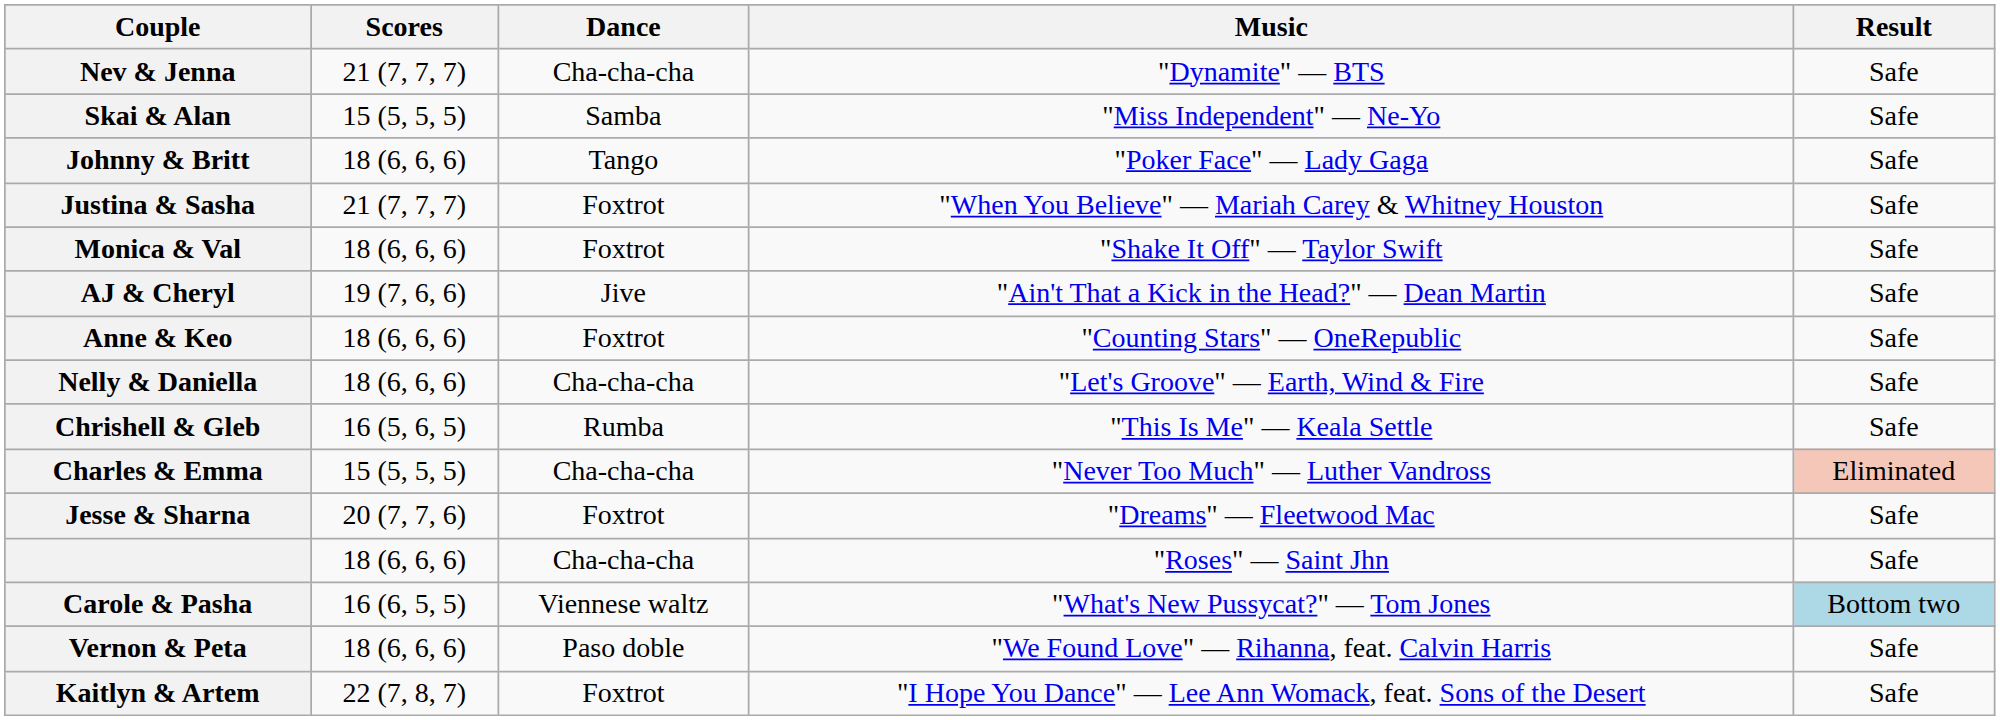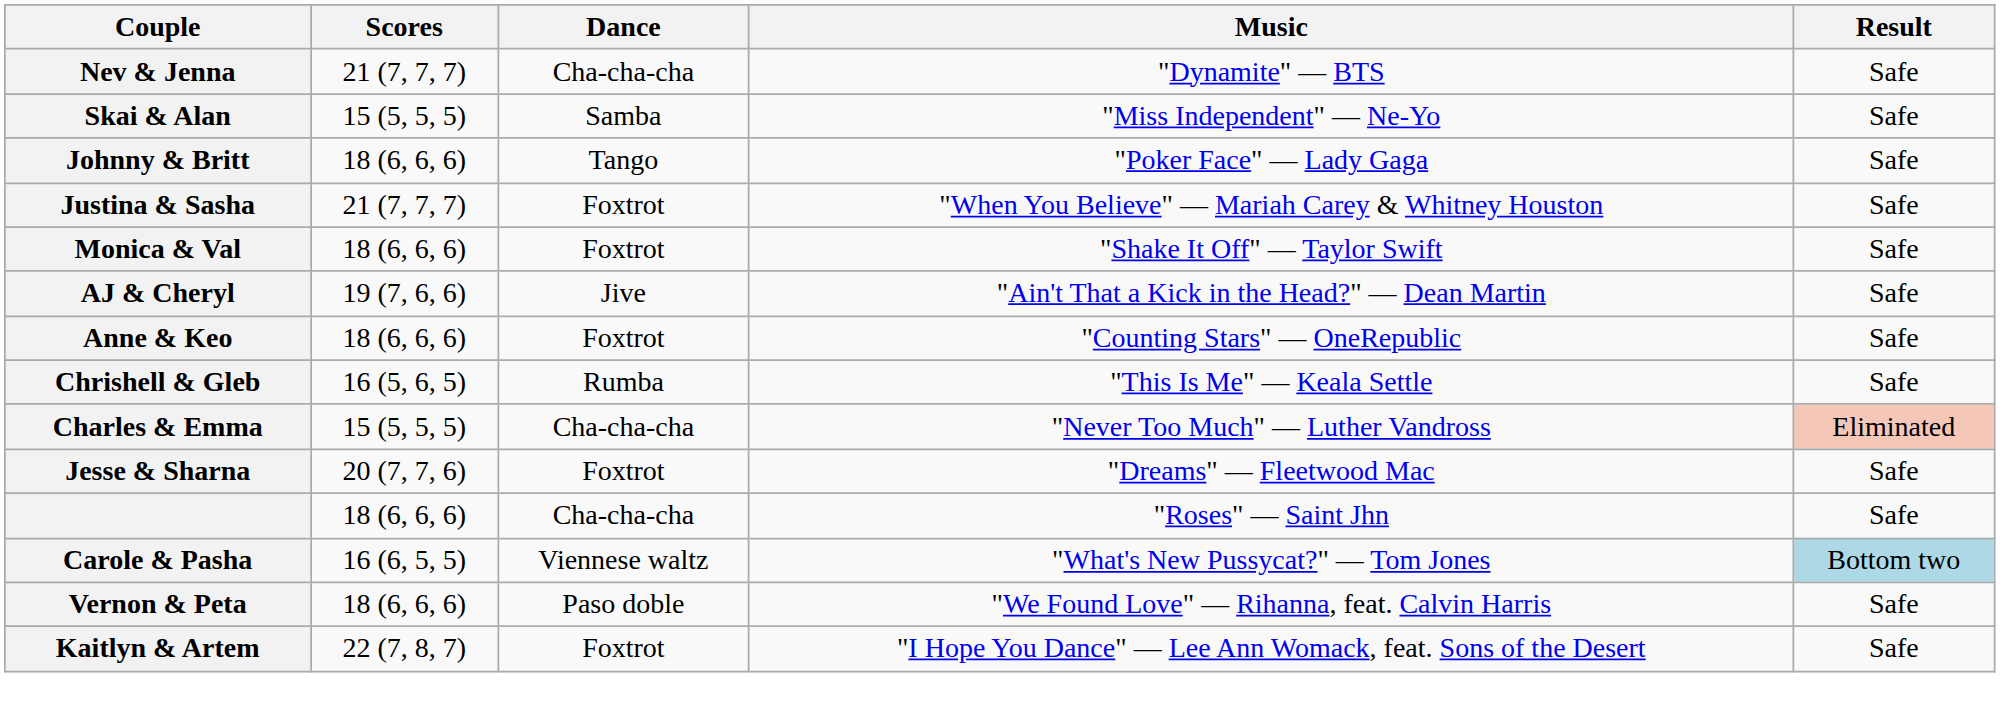- row: (158, 381)
